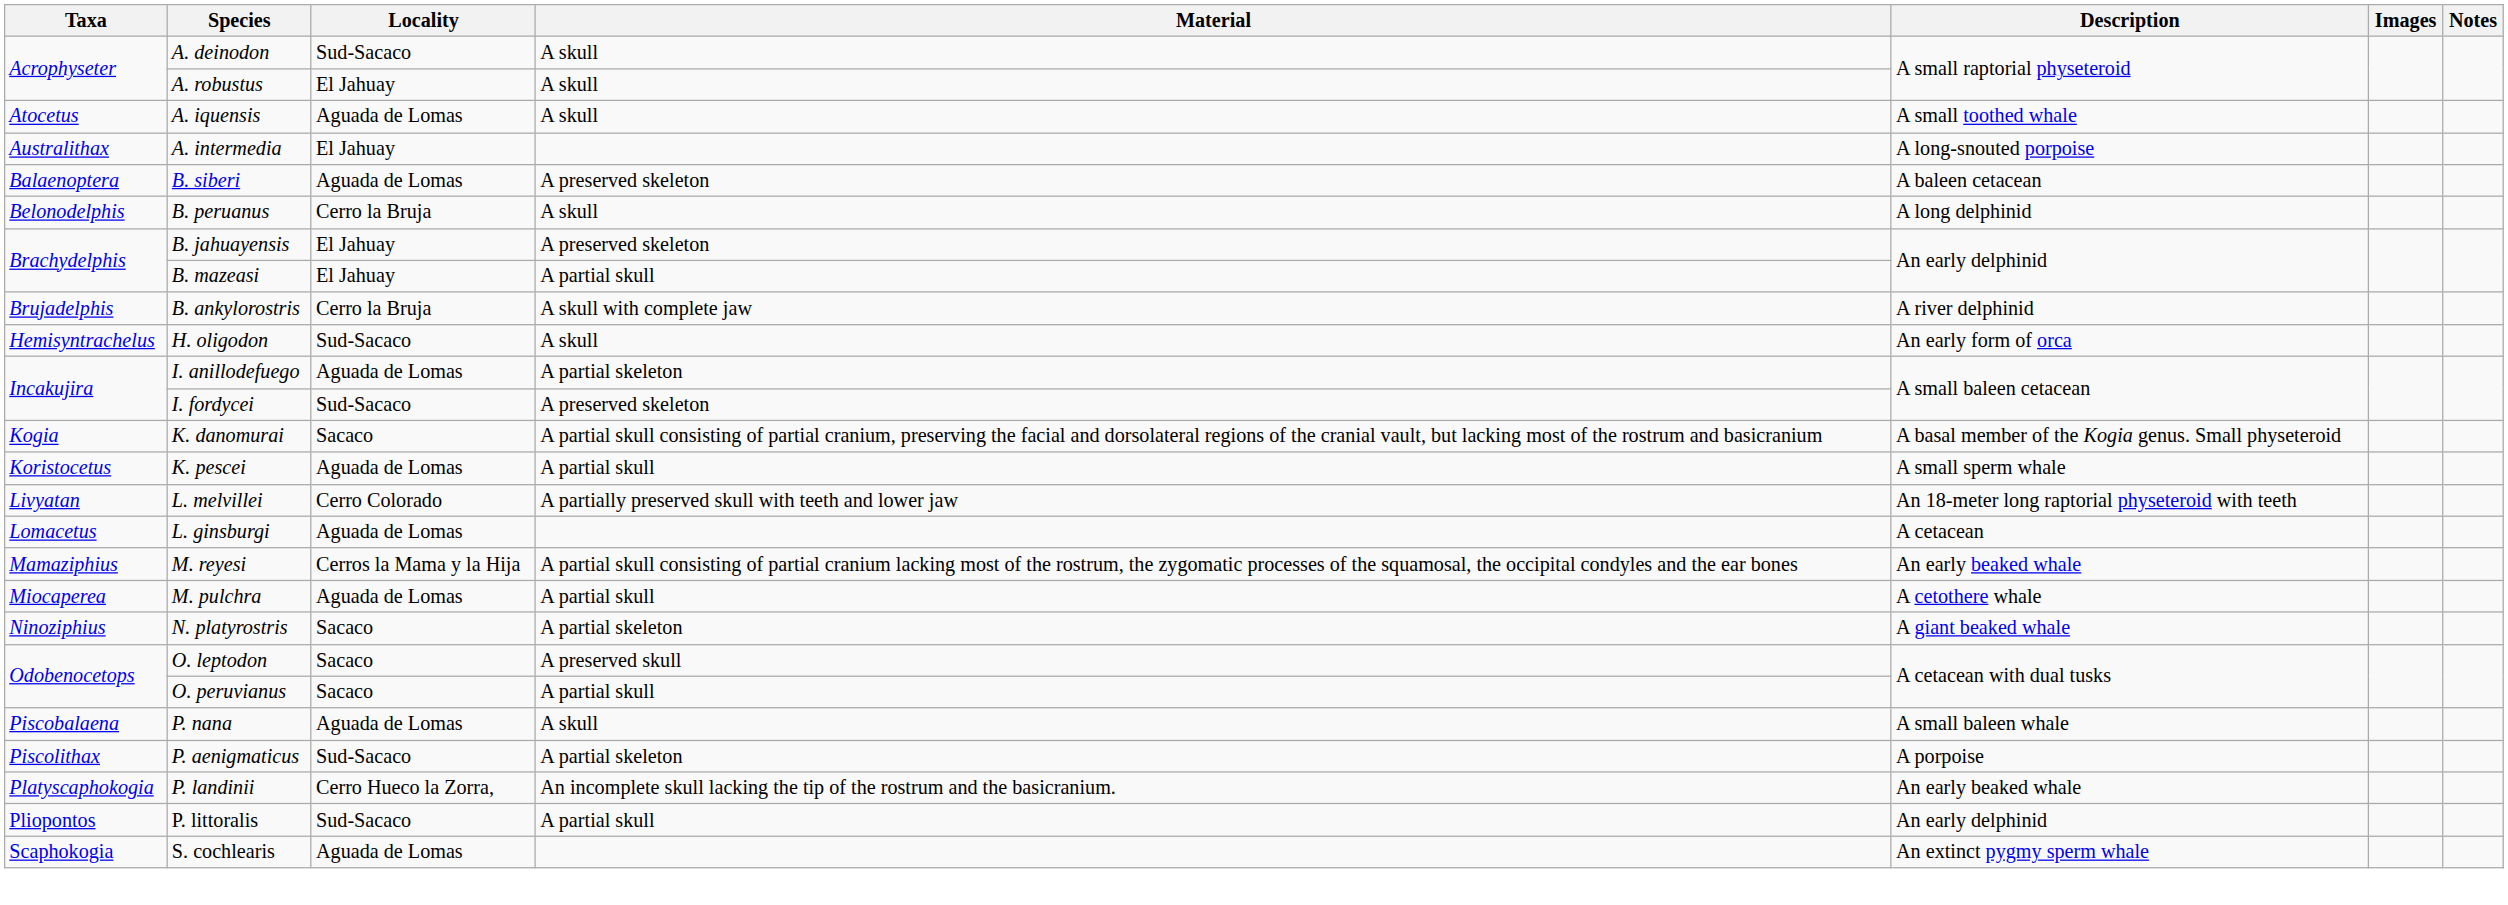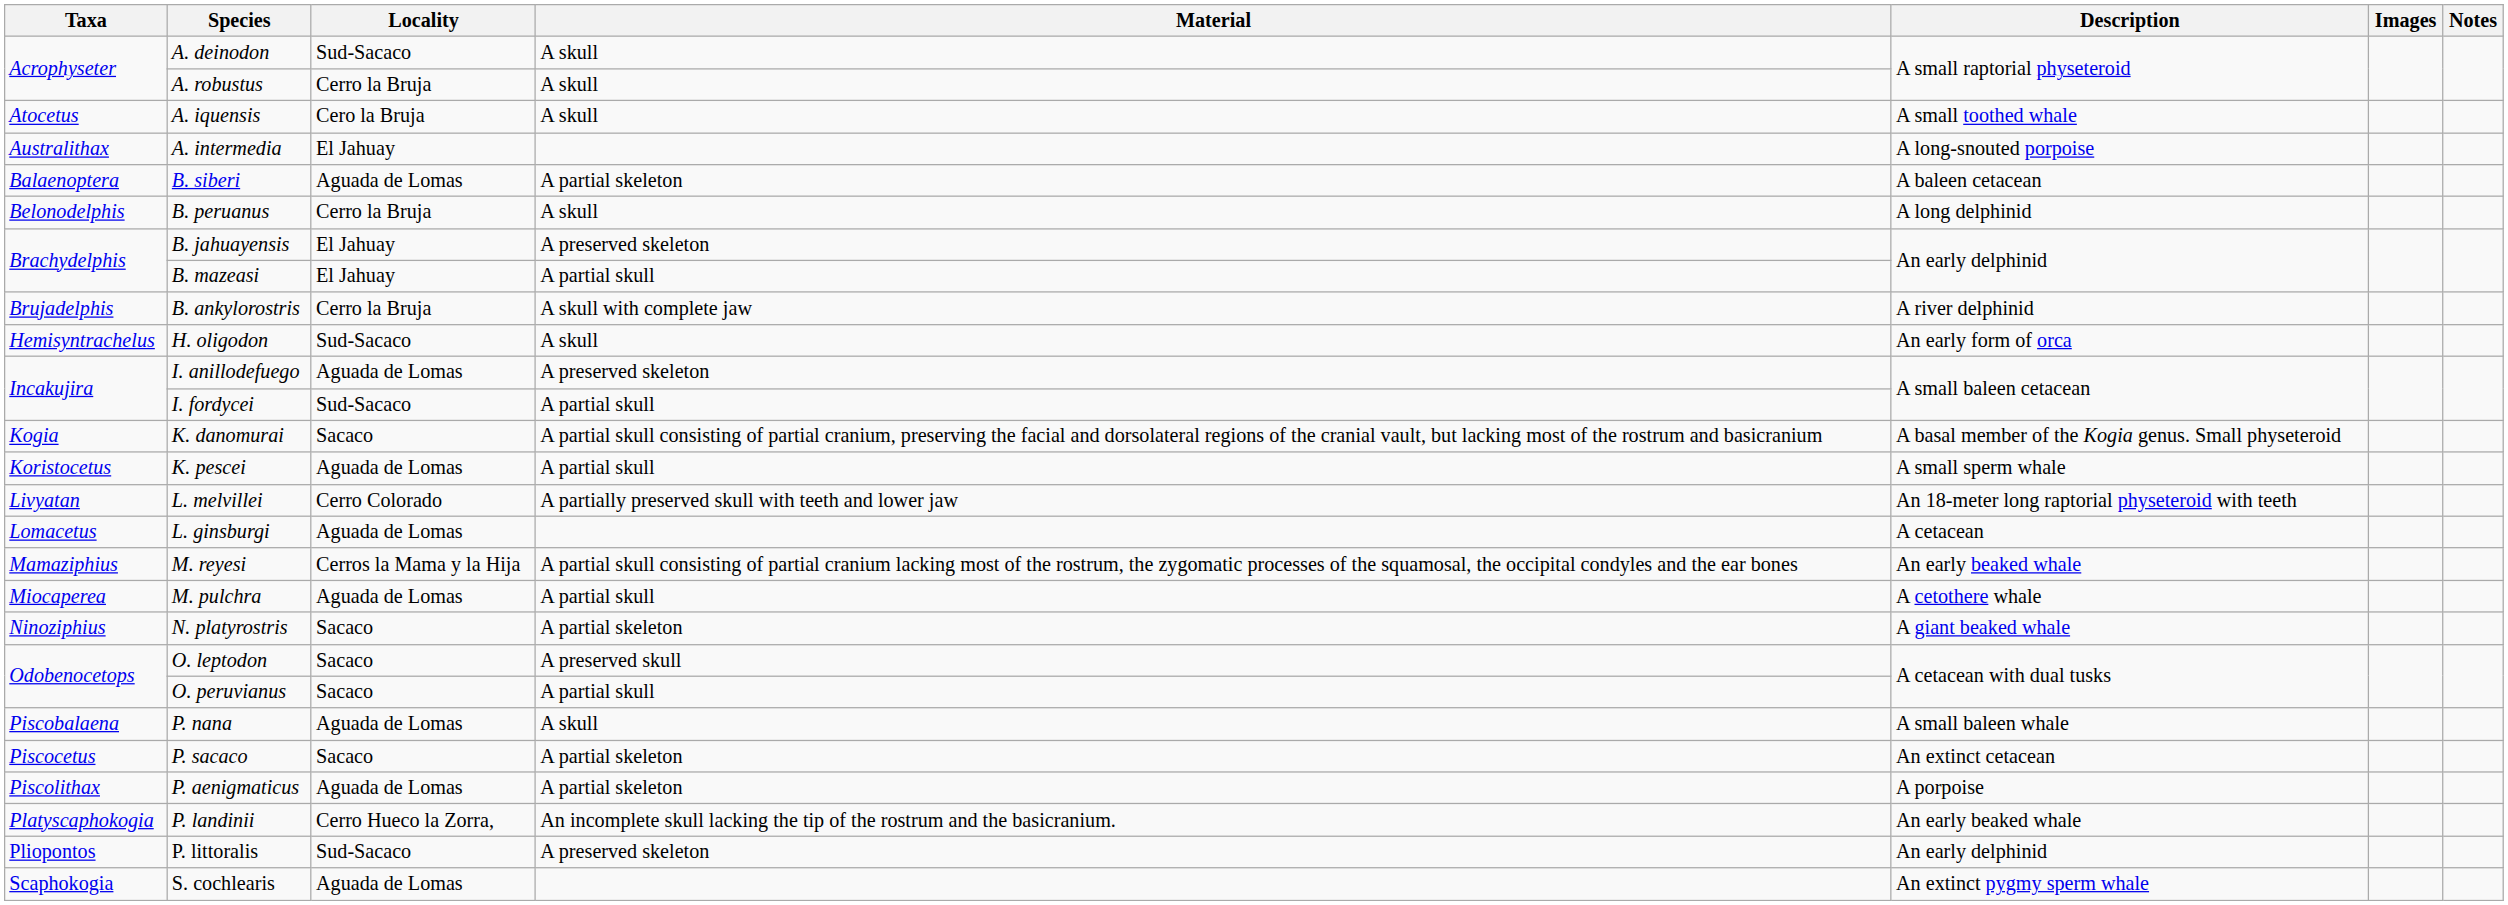(356, 84) El Jahuay -> (374, 84) Cerro la Bruja
(389, 116) Aguada de Lomas -> (370, 116) Cero la Bruja
(625, 180) A preserved skeleton -> (611, 180) A partial skeleton
(611, 372) A partial skeleton -> (625, 372) A preserved skeleton
(625, 404) A preserved skeleton -> (597, 404) A partial skull
+ row: (210, 755)
(364, 755) Sud-Sacaco -> (389, 787) Aguada de Lomas
(597, 819) A partial skull -> (625, 851) A preserved skeleton
